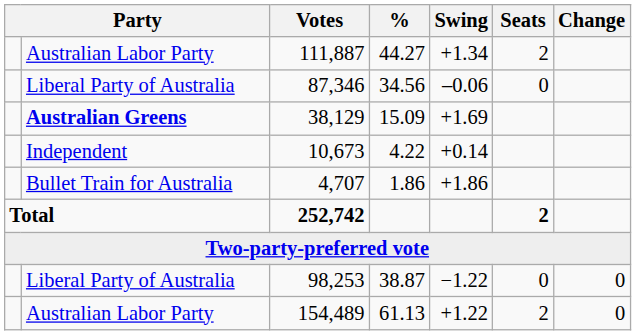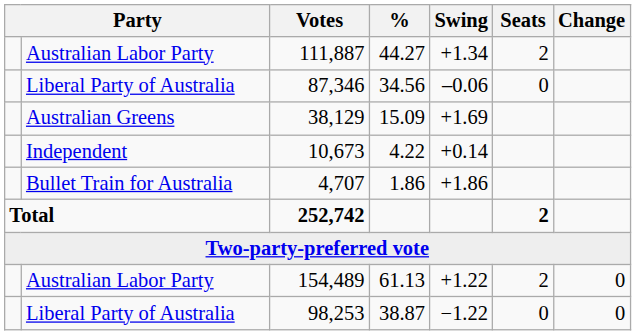(106, 118) bold -> (100, 118) normal
rows swapped: (331, 313) <-> (336, 280)
